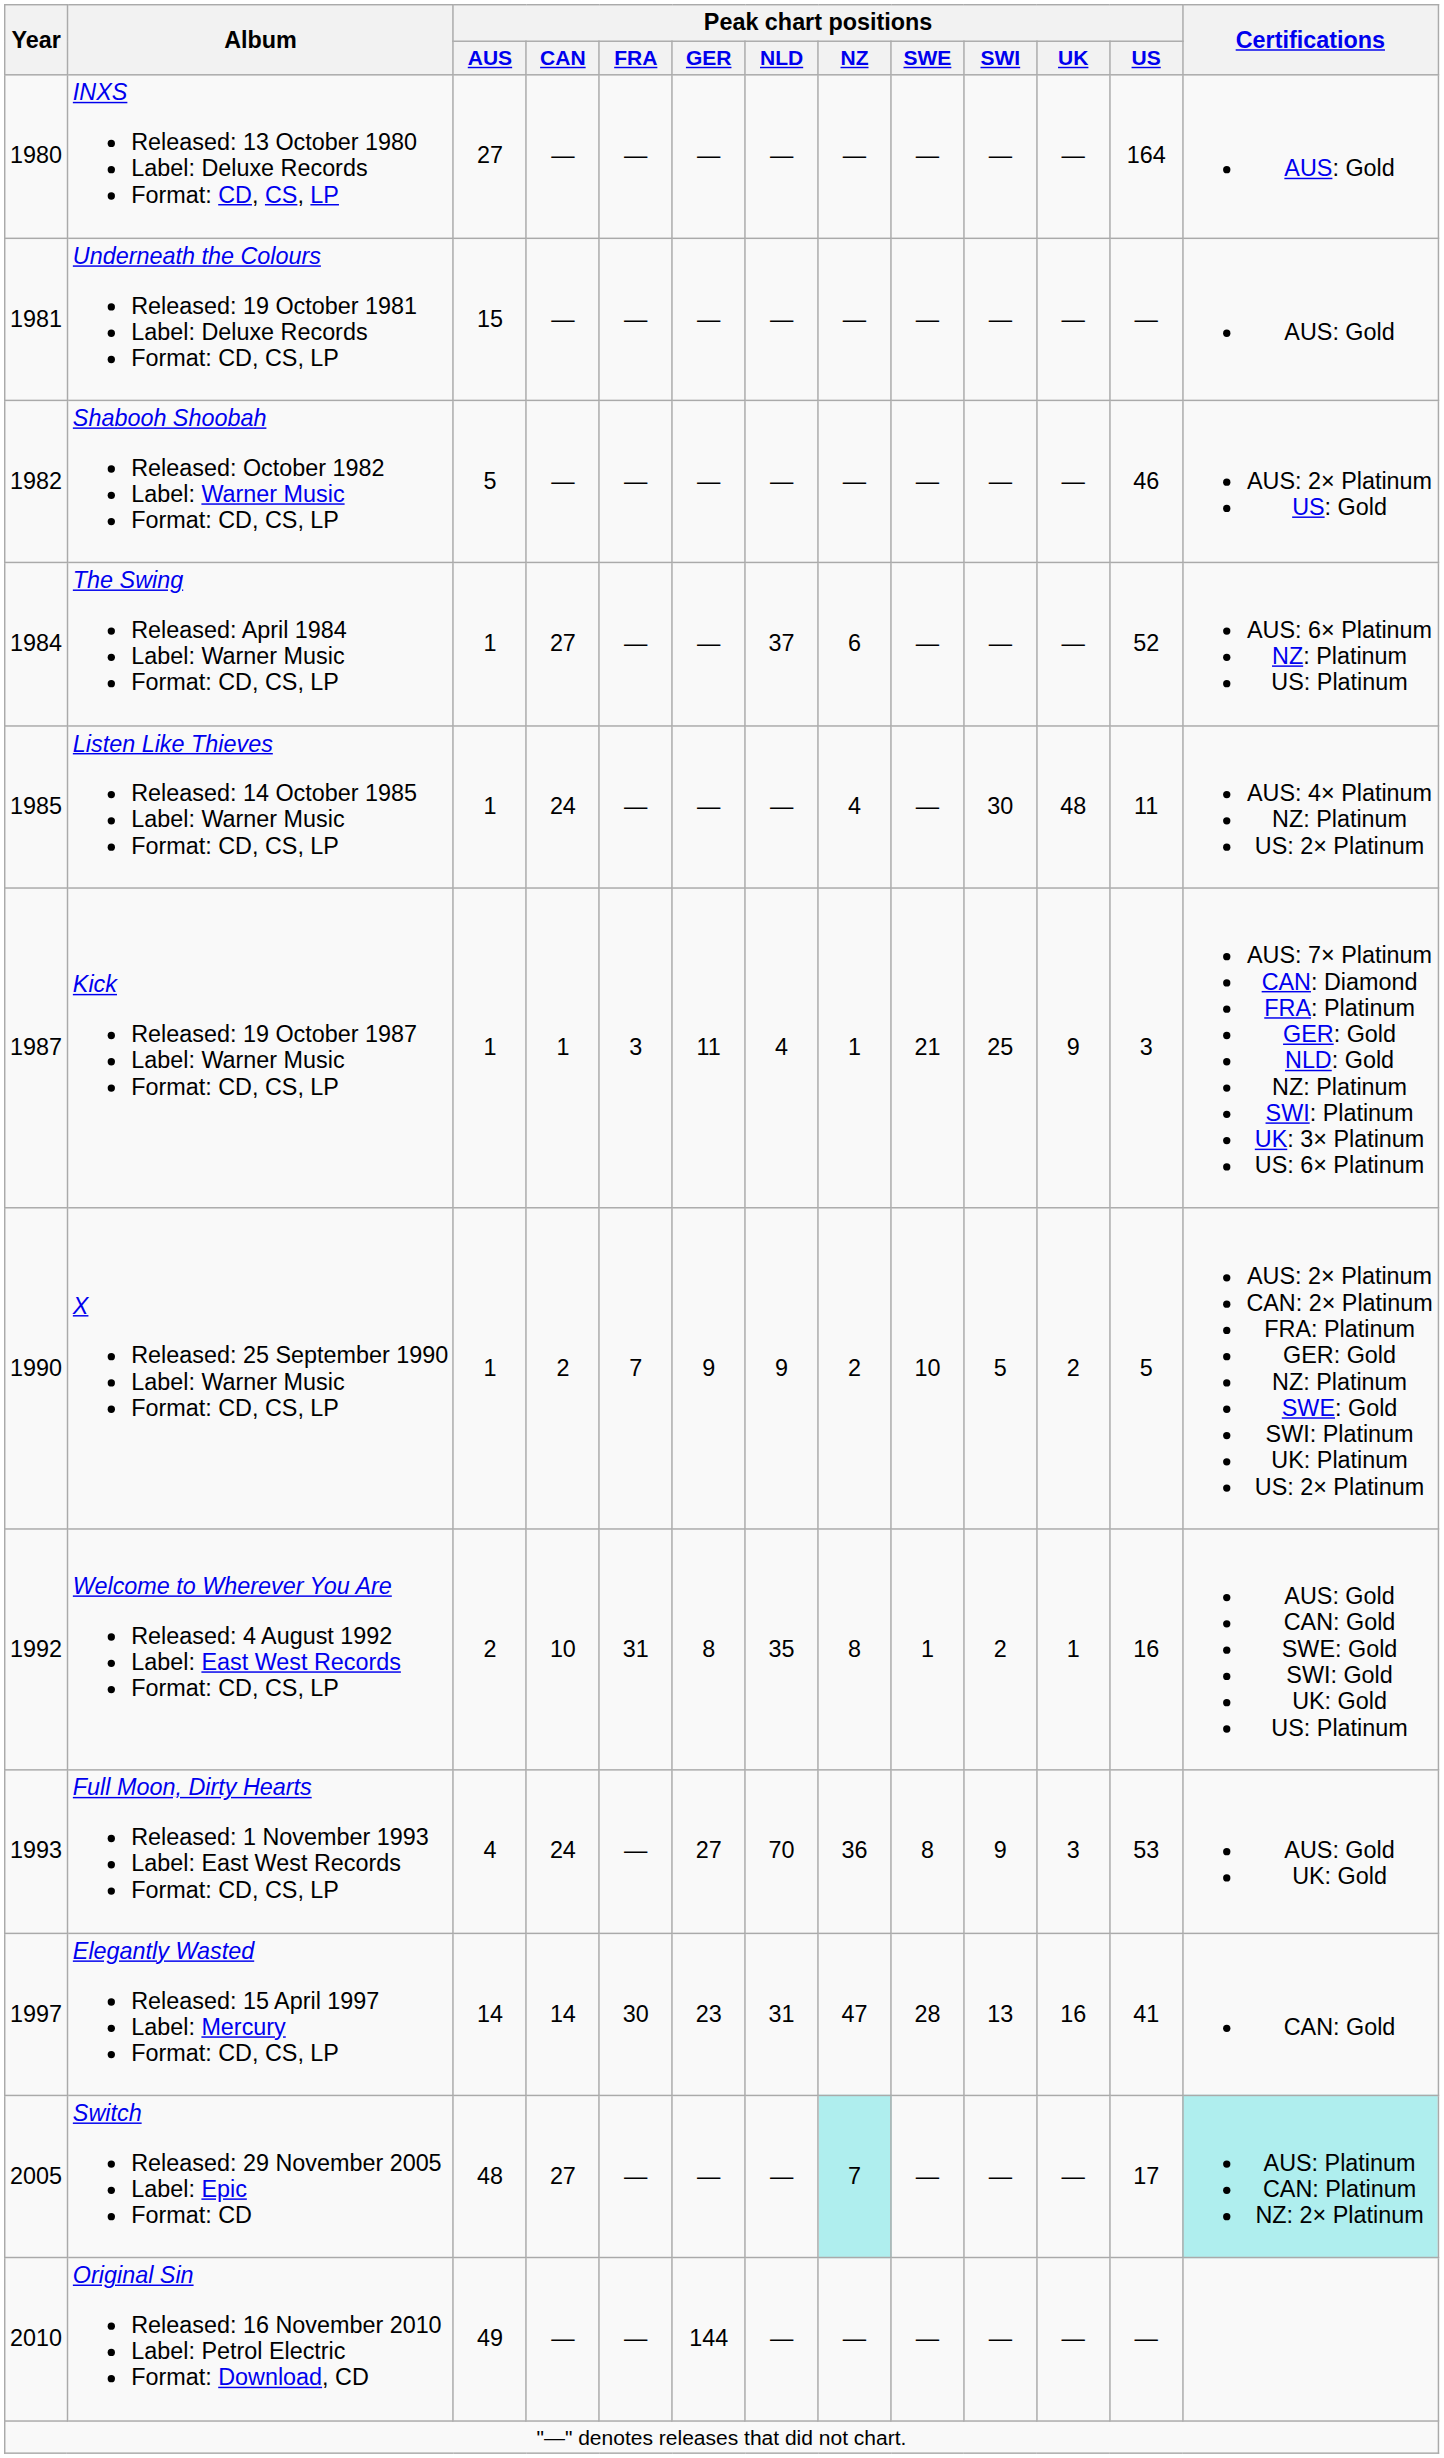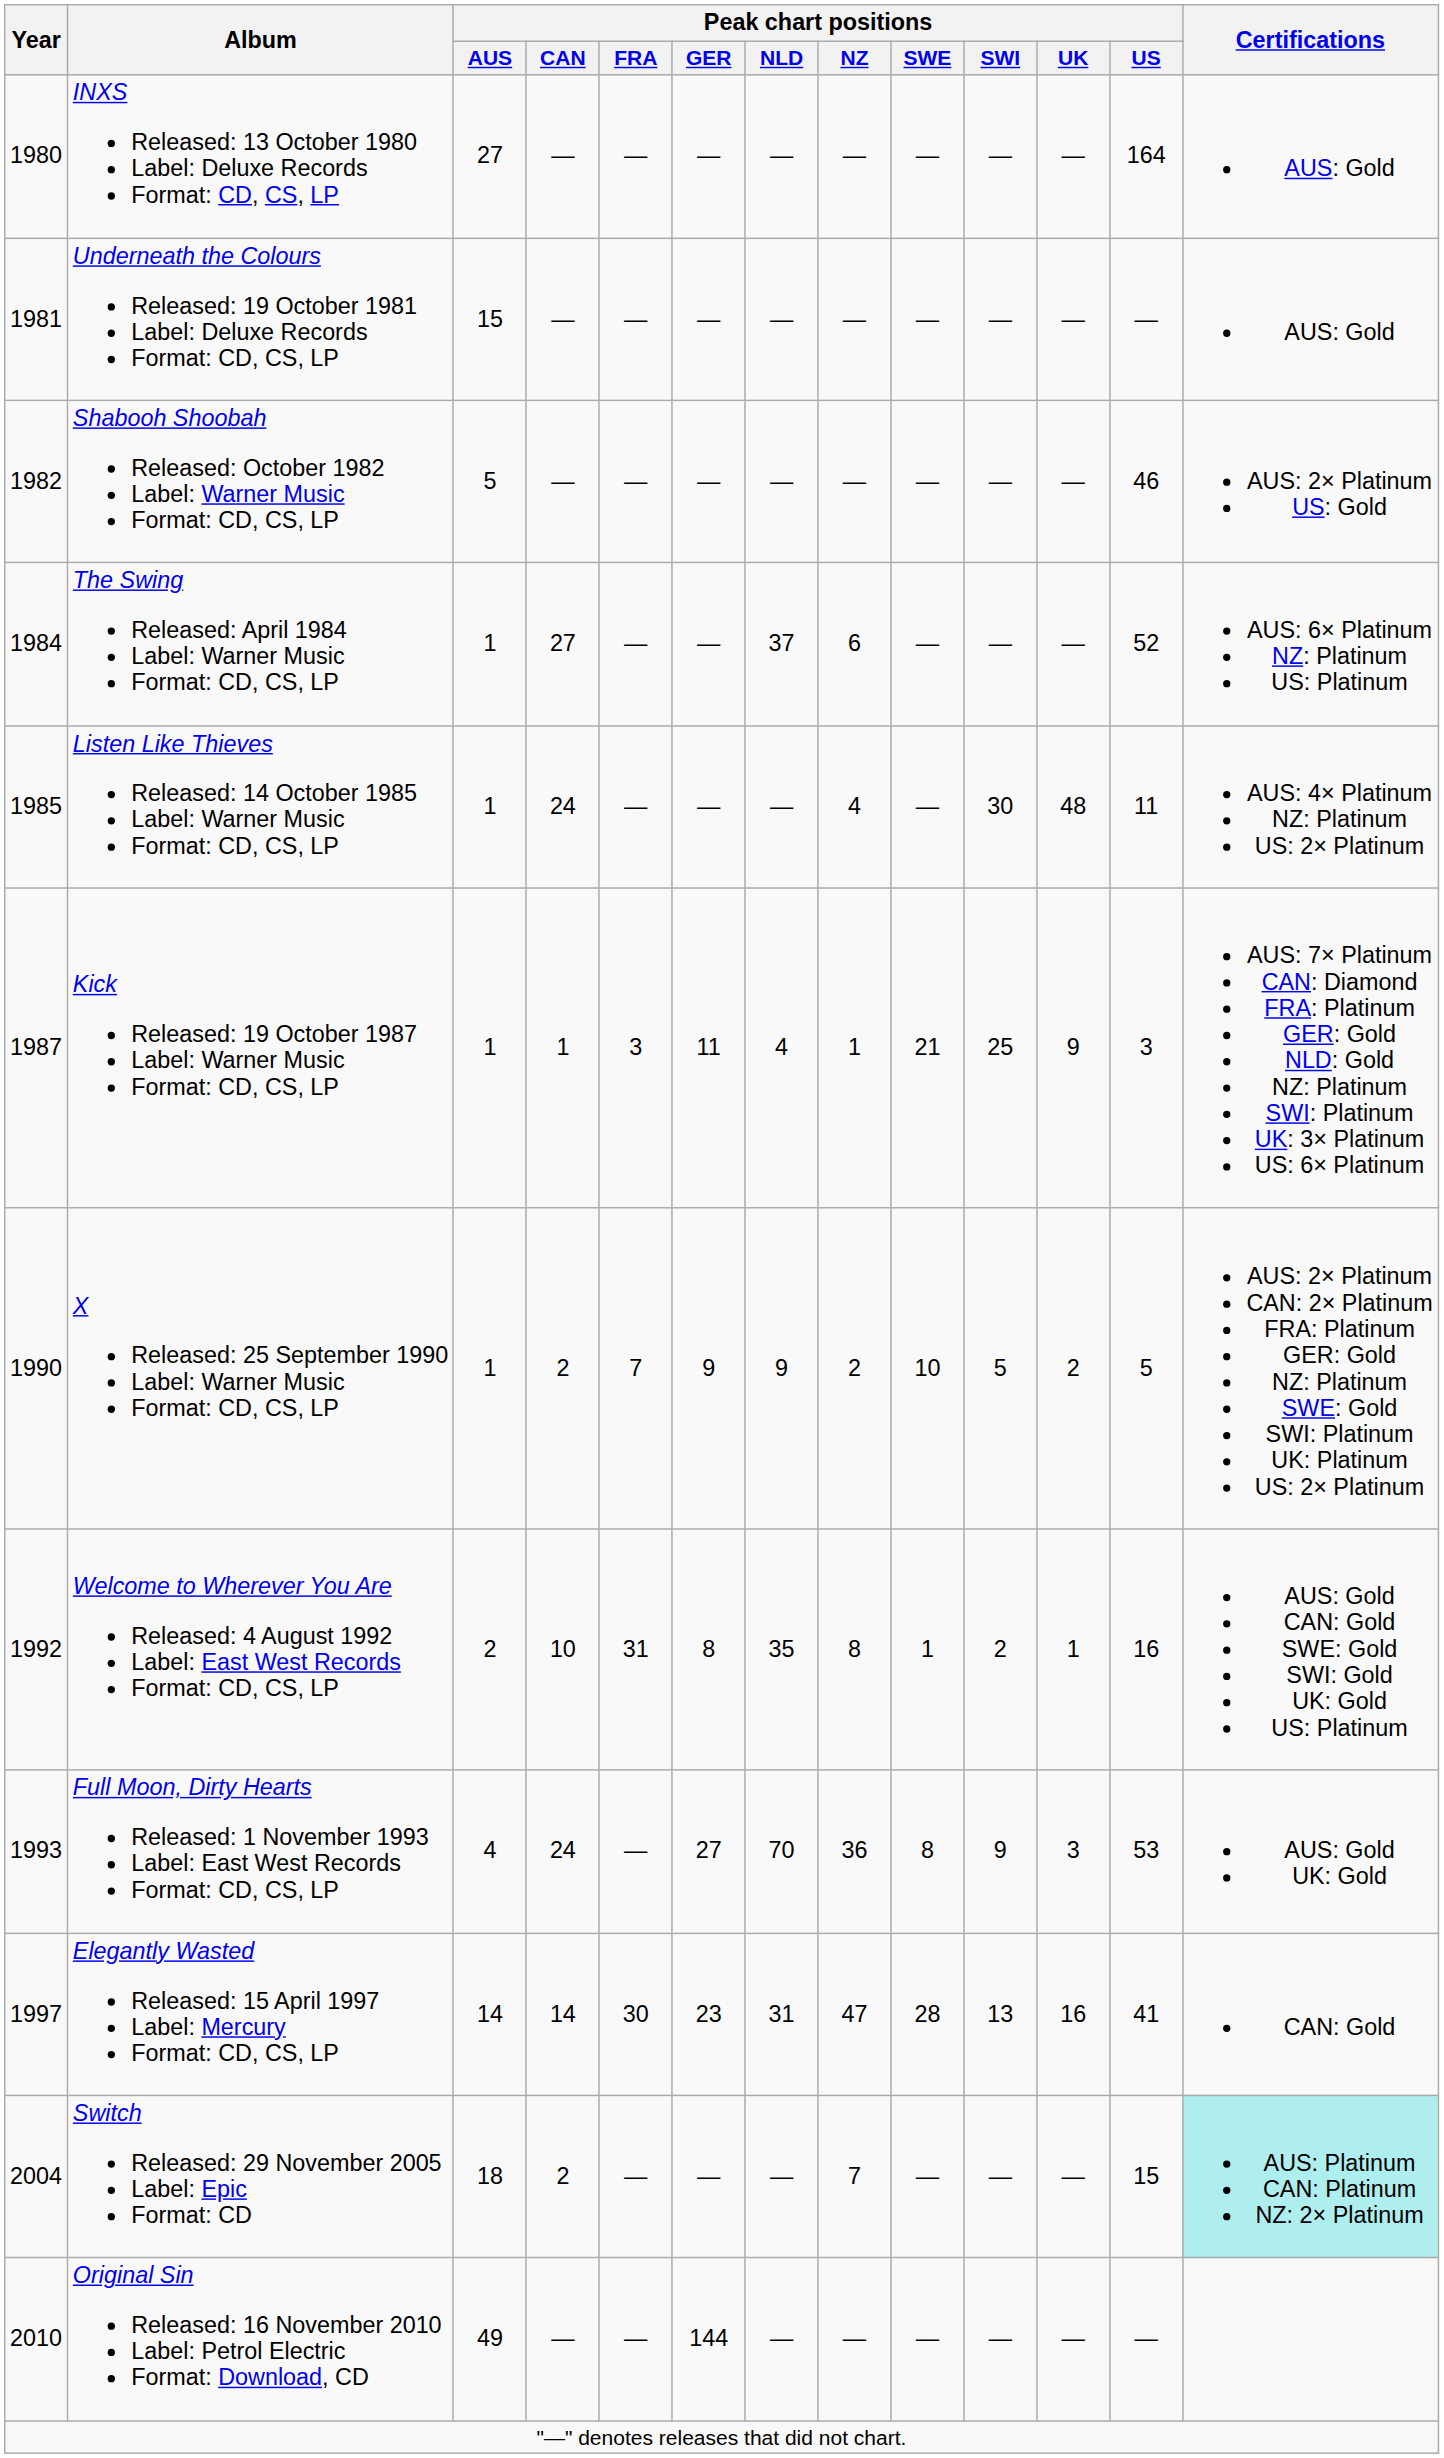(36, 2176) 2005 -> (36, 2176) 2004
(490, 2176) 48 -> (490, 2176) 18
(563, 2176) 27 -> (563, 2176) 2
(855, 2176) paleturquoise background -> (855, 2176) no background
(1146, 2176) 17 -> (1146, 2176) 15
